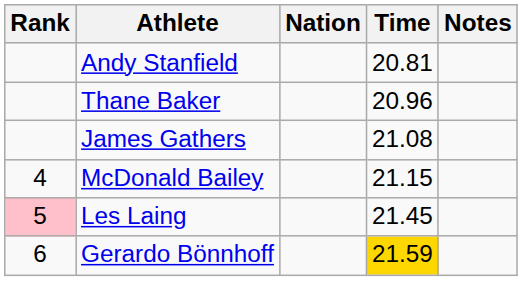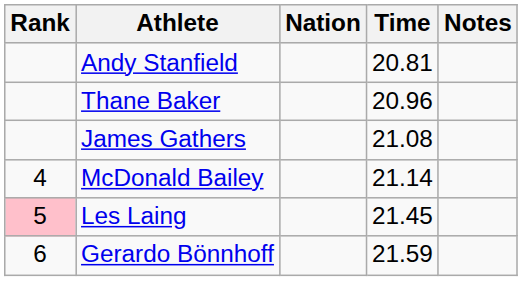(402, 178) 21.15 -> (402, 178) 21.14
(402, 255) gold background -> (402, 255) no background
